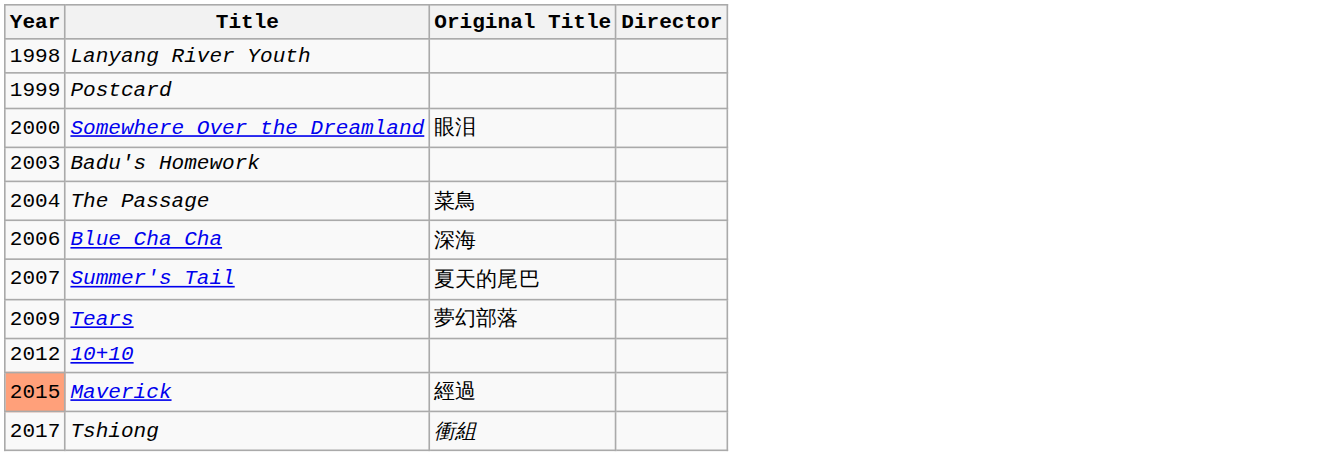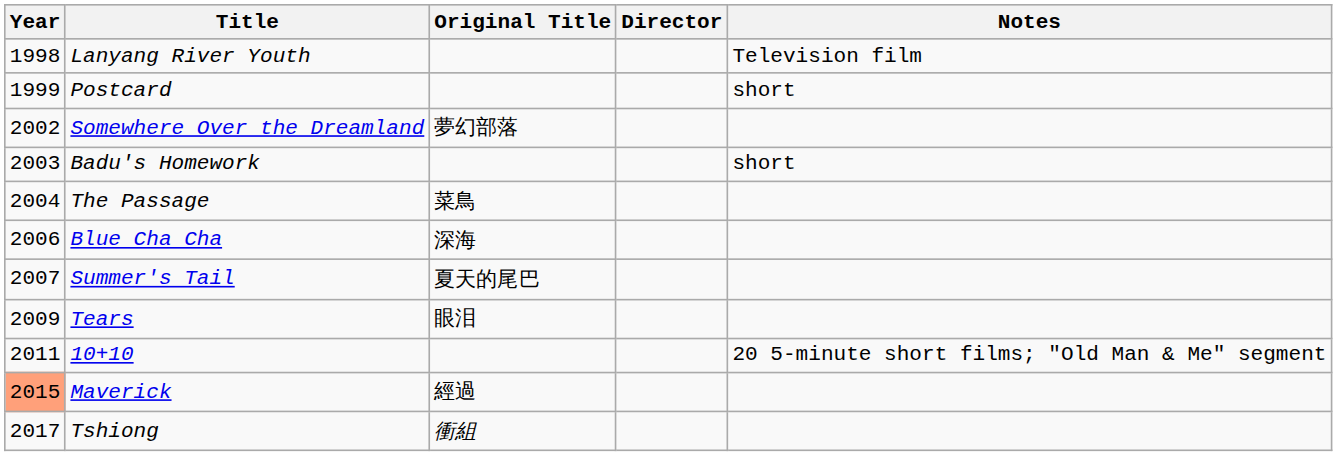+ column: (1029, 22)
(35, 127) 2000 -> (35, 127) 2002
(455, 128) 眼泪 -> (476, 128) 夢幻部落
(476, 319) 夢幻部落 -> (455, 319) 眼泪
(35, 355) 2012 -> (35, 355) 2011
